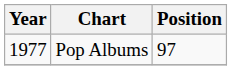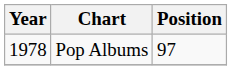(28, 49) 1977 -> (28, 49) 1978
